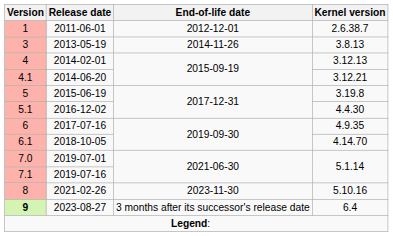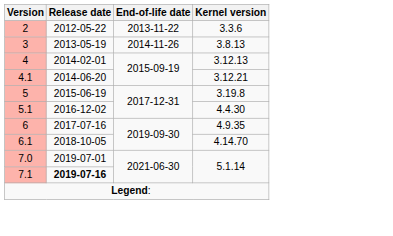- row: (25, 28)
+ row: (25, 28)
(80, 175) normal -> (80, 175) bold
- row: (25, 191)
- row: (25, 207)
